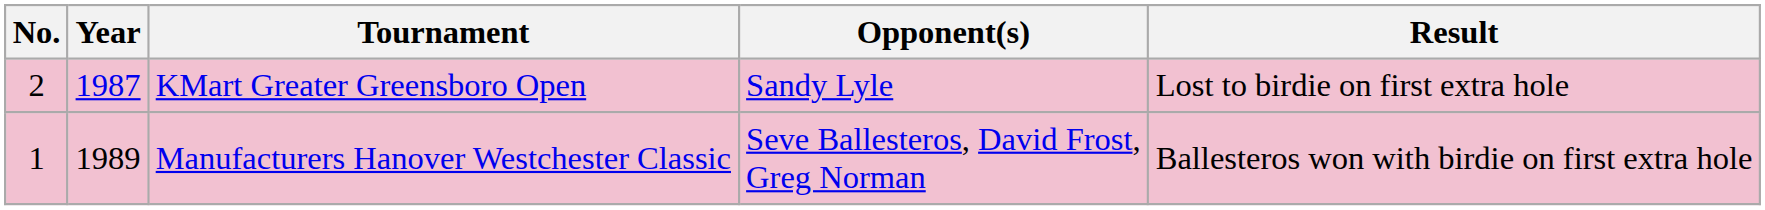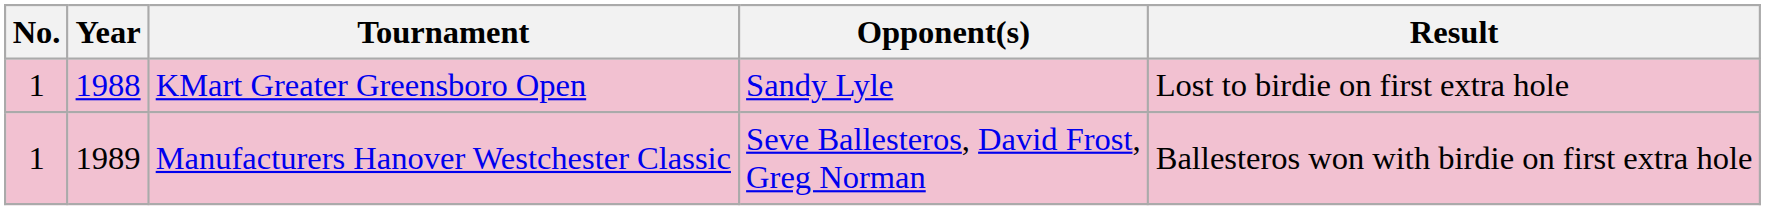(37, 85) 2 -> (37, 85) 1
(108, 85) 1987 -> (108, 85) 1988
